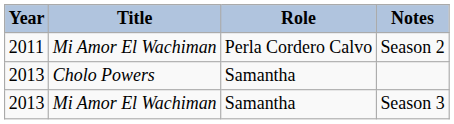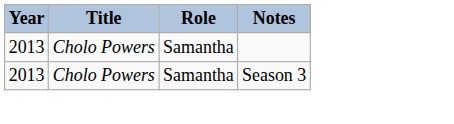- row: (412, 47)
(135, 103) Mi Amor El Wachiman -> (104, 75) Cholo Powers
